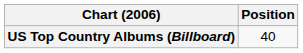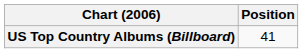(268, 36) 40 -> (268, 36) 41
